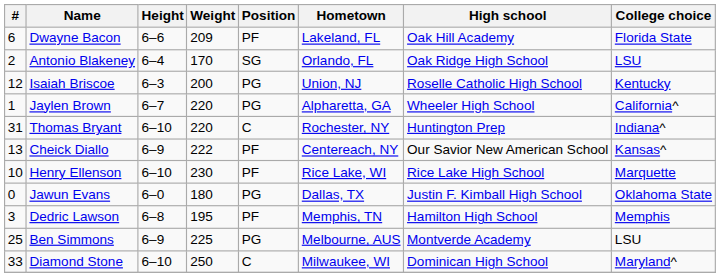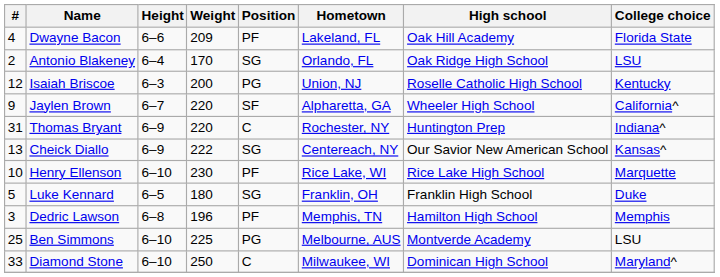(12, 38) 6 -> (12, 38) 4
(12, 105) 1 -> (12, 105) 9
(252, 105) PG -> (250, 105) SF
(157, 128) 6–10 -> (153, 128) 6–9
(250, 150) PF -> (252, 150) SG
- row: (70, 195)
+ row: (72, 195)
(202, 217) 195 -> (202, 217) 196
(153, 239) 6–9 -> (157, 239) 6–10
